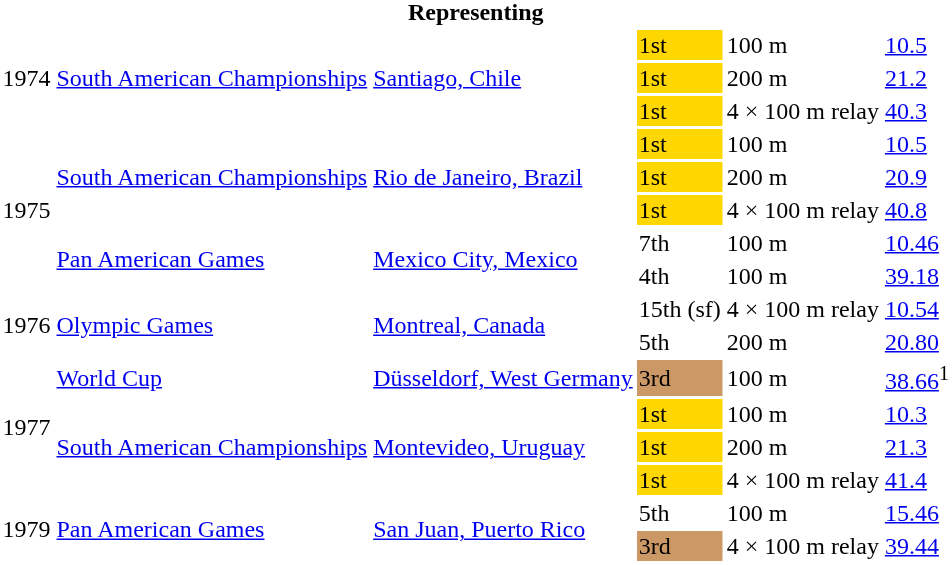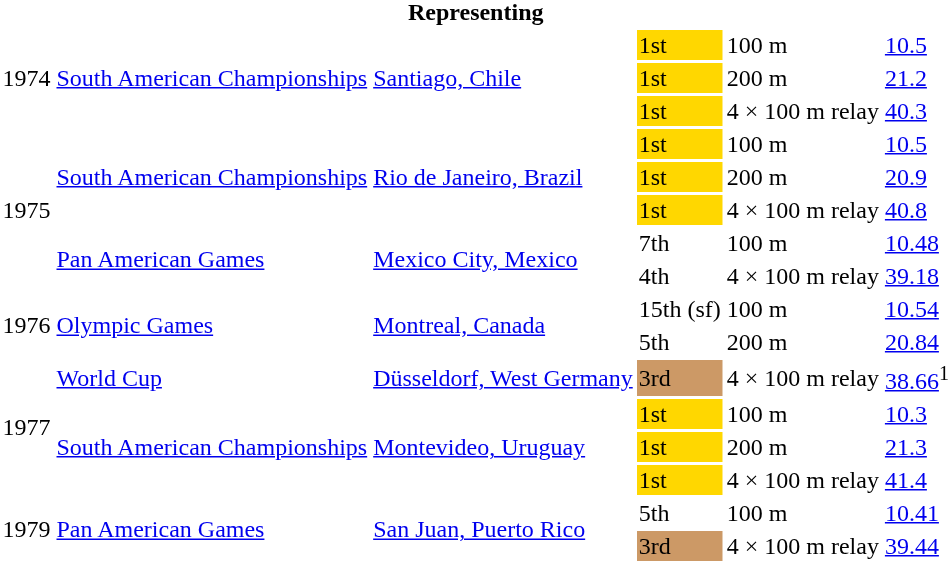(912, 242) 10.46 -> (912, 242) 10.48
(757, 275) 100 m -> (803, 275) 4 × 100 m relay
(803, 308) 4 × 100 m relay -> (757, 308) 100 m
(912, 341) 20.80 -> (912, 341) 20.84
(757, 377) 100 m -> (803, 377) 4 × 100 m relay
(912, 513) 15.46 -> (912, 513) 10.41
